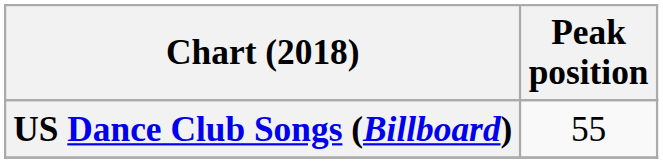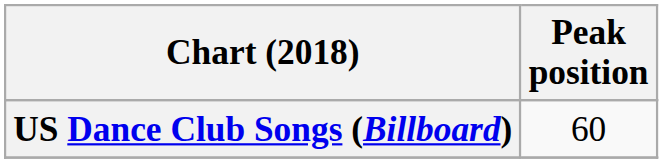(589, 128) 55 -> (589, 128) 60
